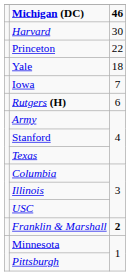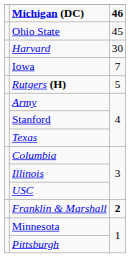+ row: (36, 31)
- row: (34, 48)
- row: (22, 66)
(117, 102) 6 -> (117, 84) 5
